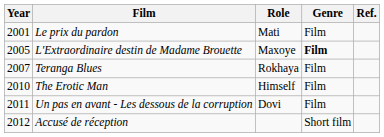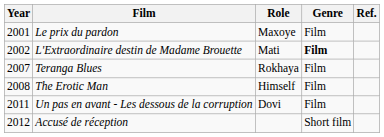(269, 31) Mati -> (277, 31) Maxoye
(19, 50) 2005 -> (19, 50) 2002
(277, 50) Maxoye -> (269, 50) Mati
(19, 86) 2010 -> (19, 86) 2008
